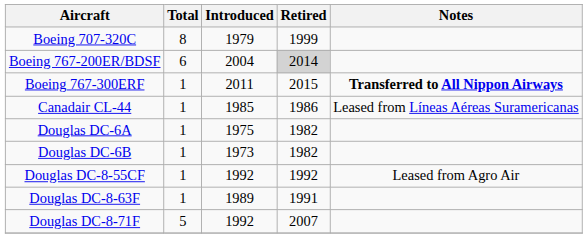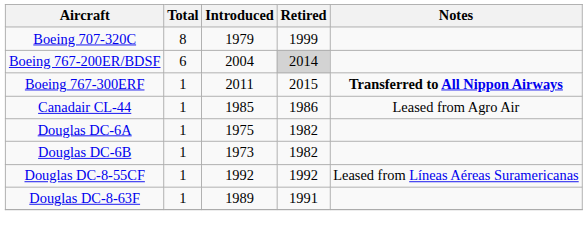(456, 107) Leased from Líneas Aéreas Suramericanas -> (456, 107) Leased from Agro Air
(456, 175) Leased from Agro Air -> (456, 175) Leased from Líneas Aéreas Suramericanas
- row: (85, 221)
